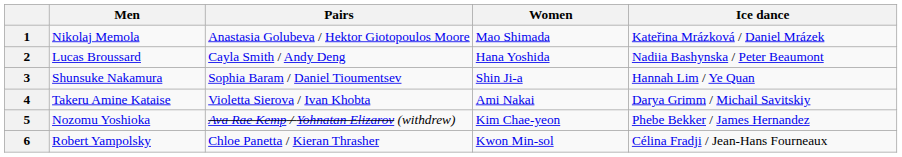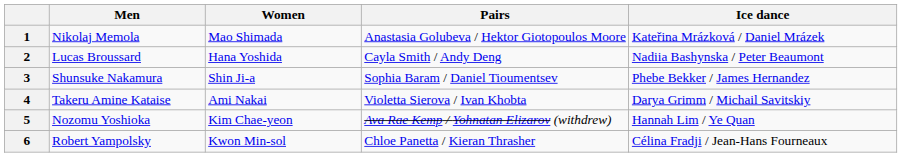columns swapped: (551, 15) <-> (339, 15)
(693, 78) Hannah Lim / Ye Quan -> (721, 78) Phebe Bekker / James Hernandez
(721, 120) Phebe Bekker / James Hernandez -> (693, 120) Hannah Lim / Ye Quan
